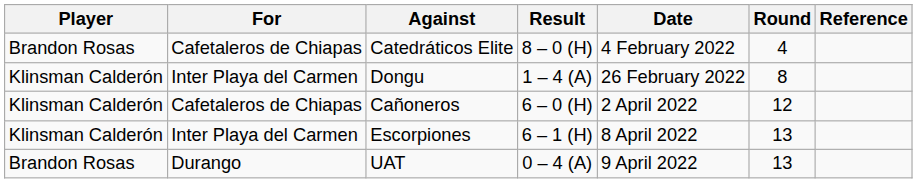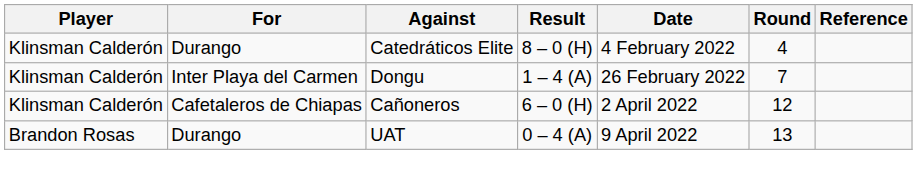(72, 47) Brandon Rosas -> (86, 47) Klinsman Calderón
(267, 47) Cafetaleros de Chiapas -> (206, 47) Durango
(782, 76) 8 -> (782, 76) 7
- row: (421, 134)
